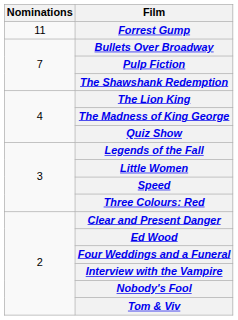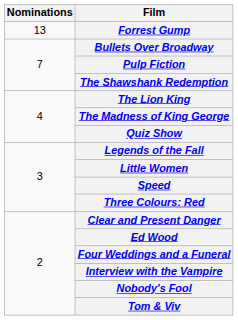(40, 30) 11 -> (40, 30) 13
